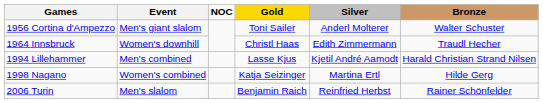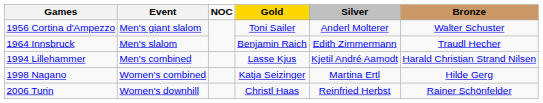(159, 43) Women's downhill -> (148, 43) Men's slalom
(272, 43) Christl Haas -> (272, 43) Benjamin Raich
(148, 91) Men's slalom -> (159, 91) Women's downhill
(272, 91) Benjamin Raich -> (272, 91) Christl Haas
